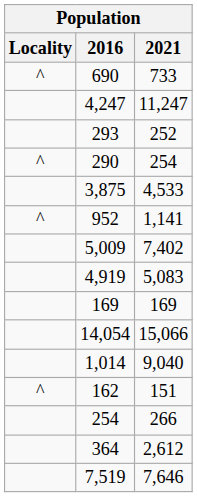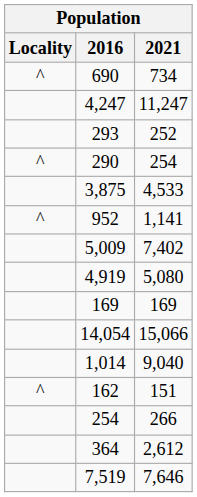(163, 76) 733 -> (163, 76) 734
(163, 276) 5,083 -> (163, 276) 5,080
